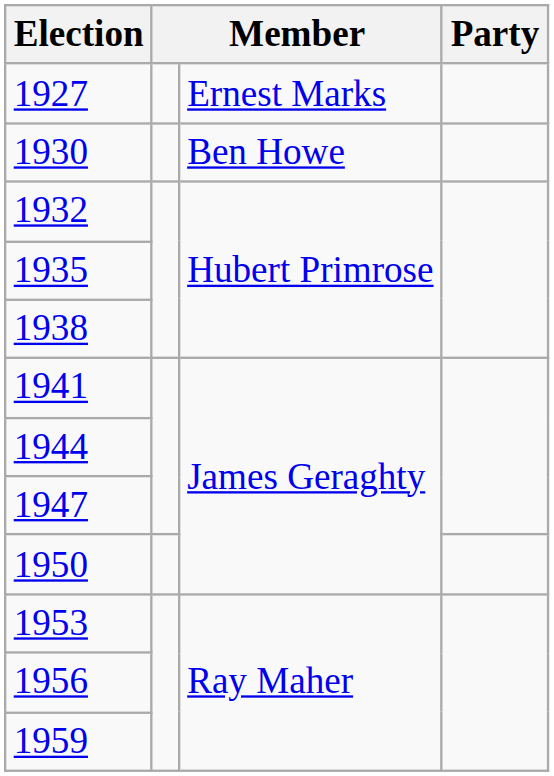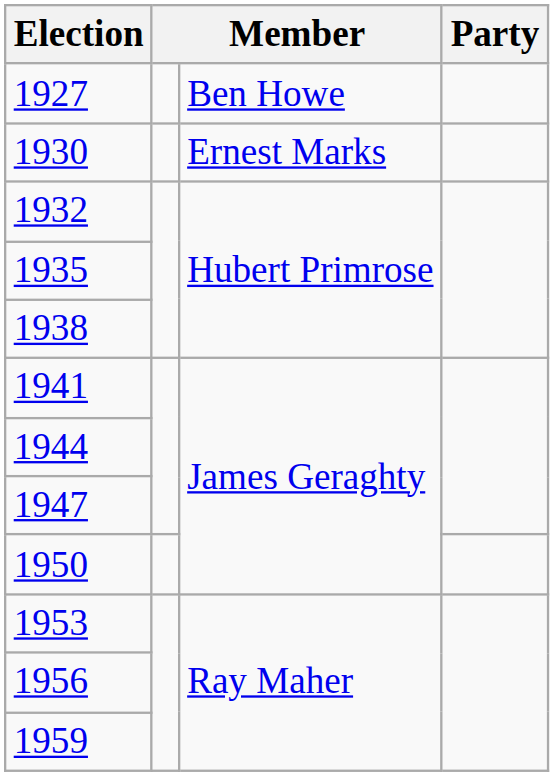(287, 92) Ernest Marks -> (266, 92) Ben Howe
(266, 151) Ben Howe -> (287, 151) Ernest Marks
